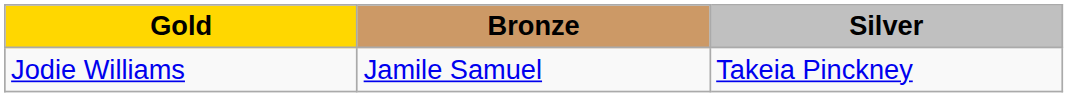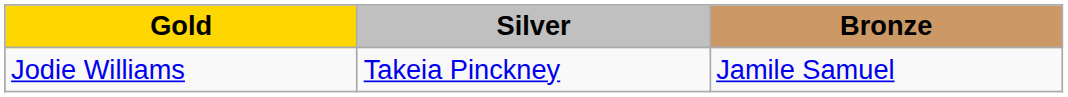columns swapped: (886, 26) <-> (534, 26)
